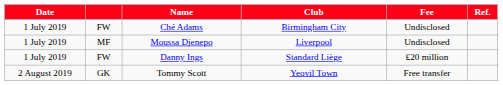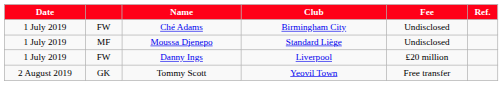(314, 42) Liverpool -> (314, 42) Standard Liège
(314, 58) Standard Liège -> (314, 58) Liverpool
